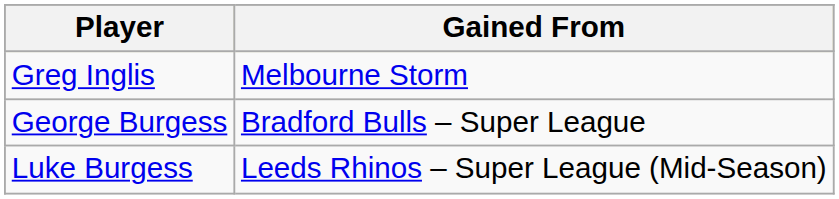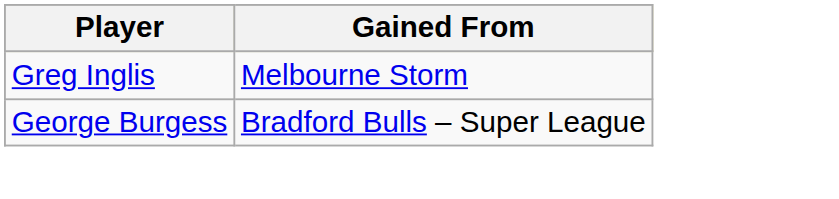- row: (102, 168)
